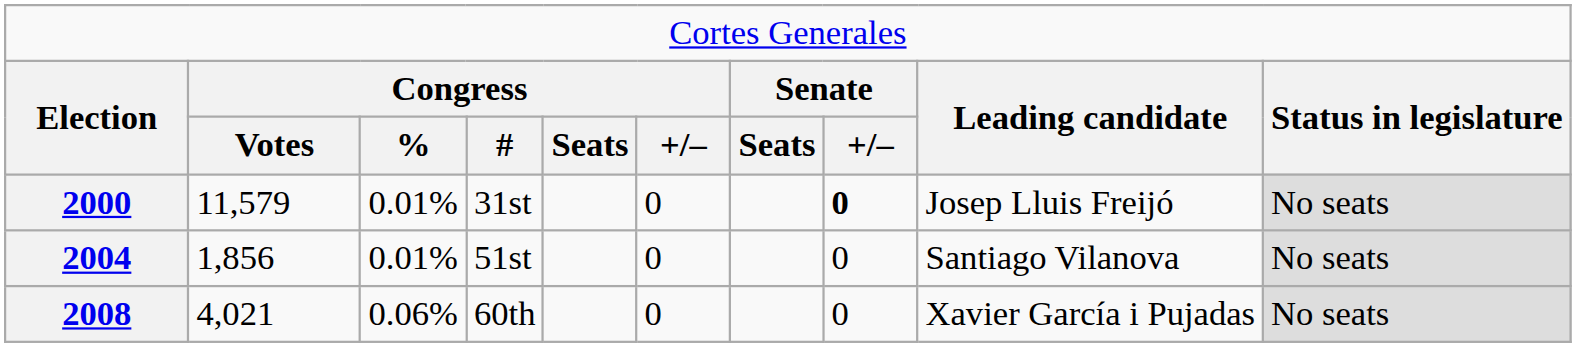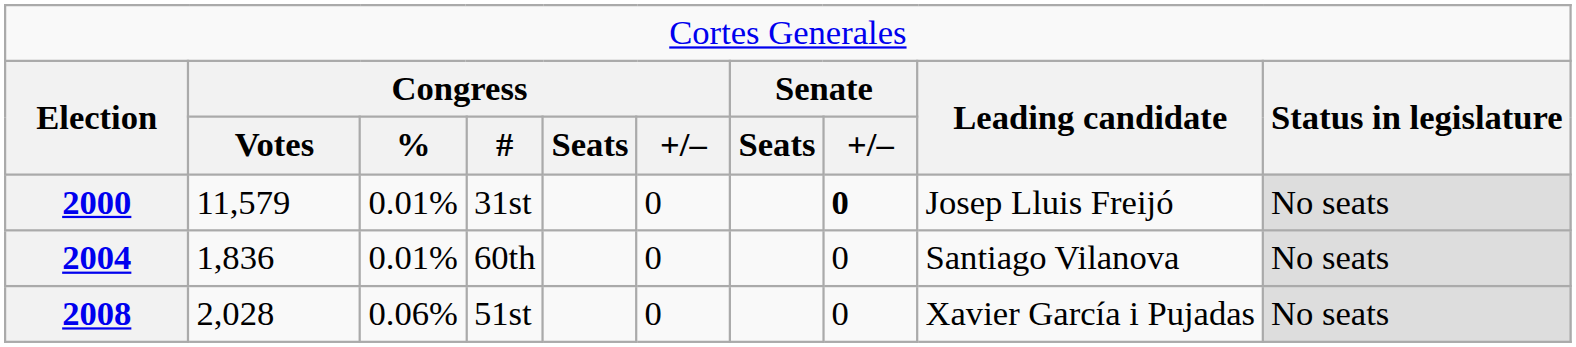(235, 256) 1,856 -> (235, 256) 1,836
(503, 256) 51st -> (505, 256) 60th
(235, 312) 4,021 -> (235, 312) 2,028
(505, 312) 60th -> (503, 312) 51st
